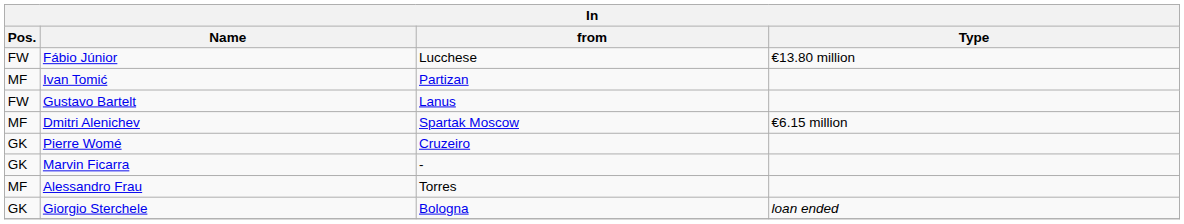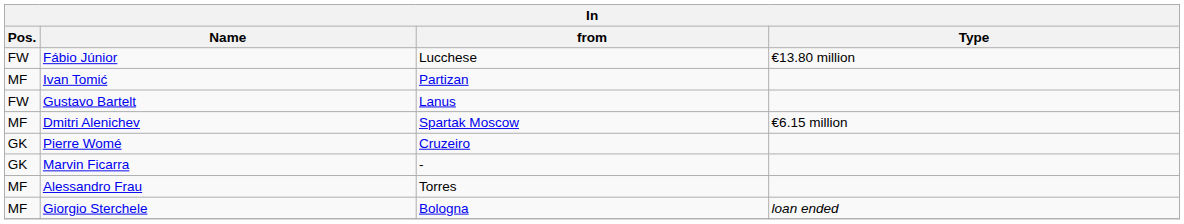(17, 208) GK -> (17, 208) MF
